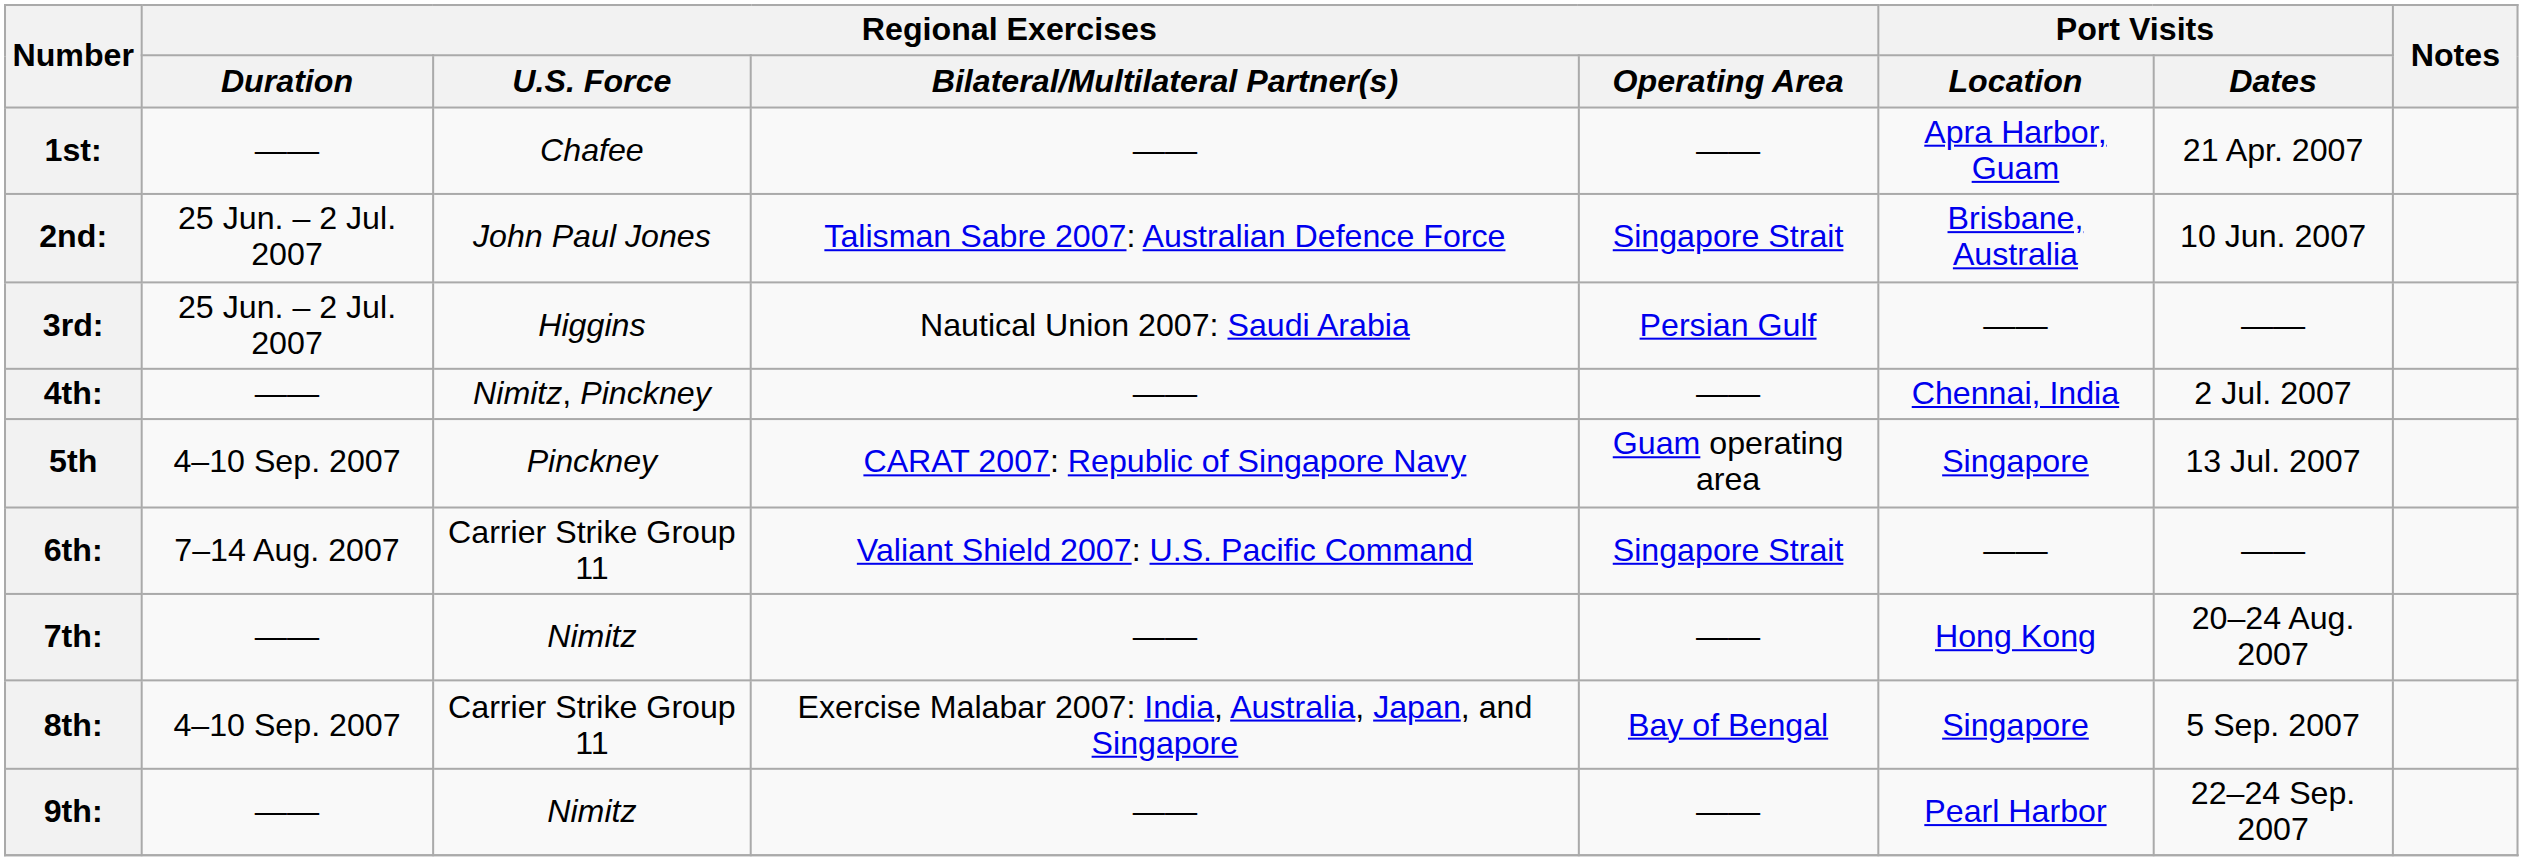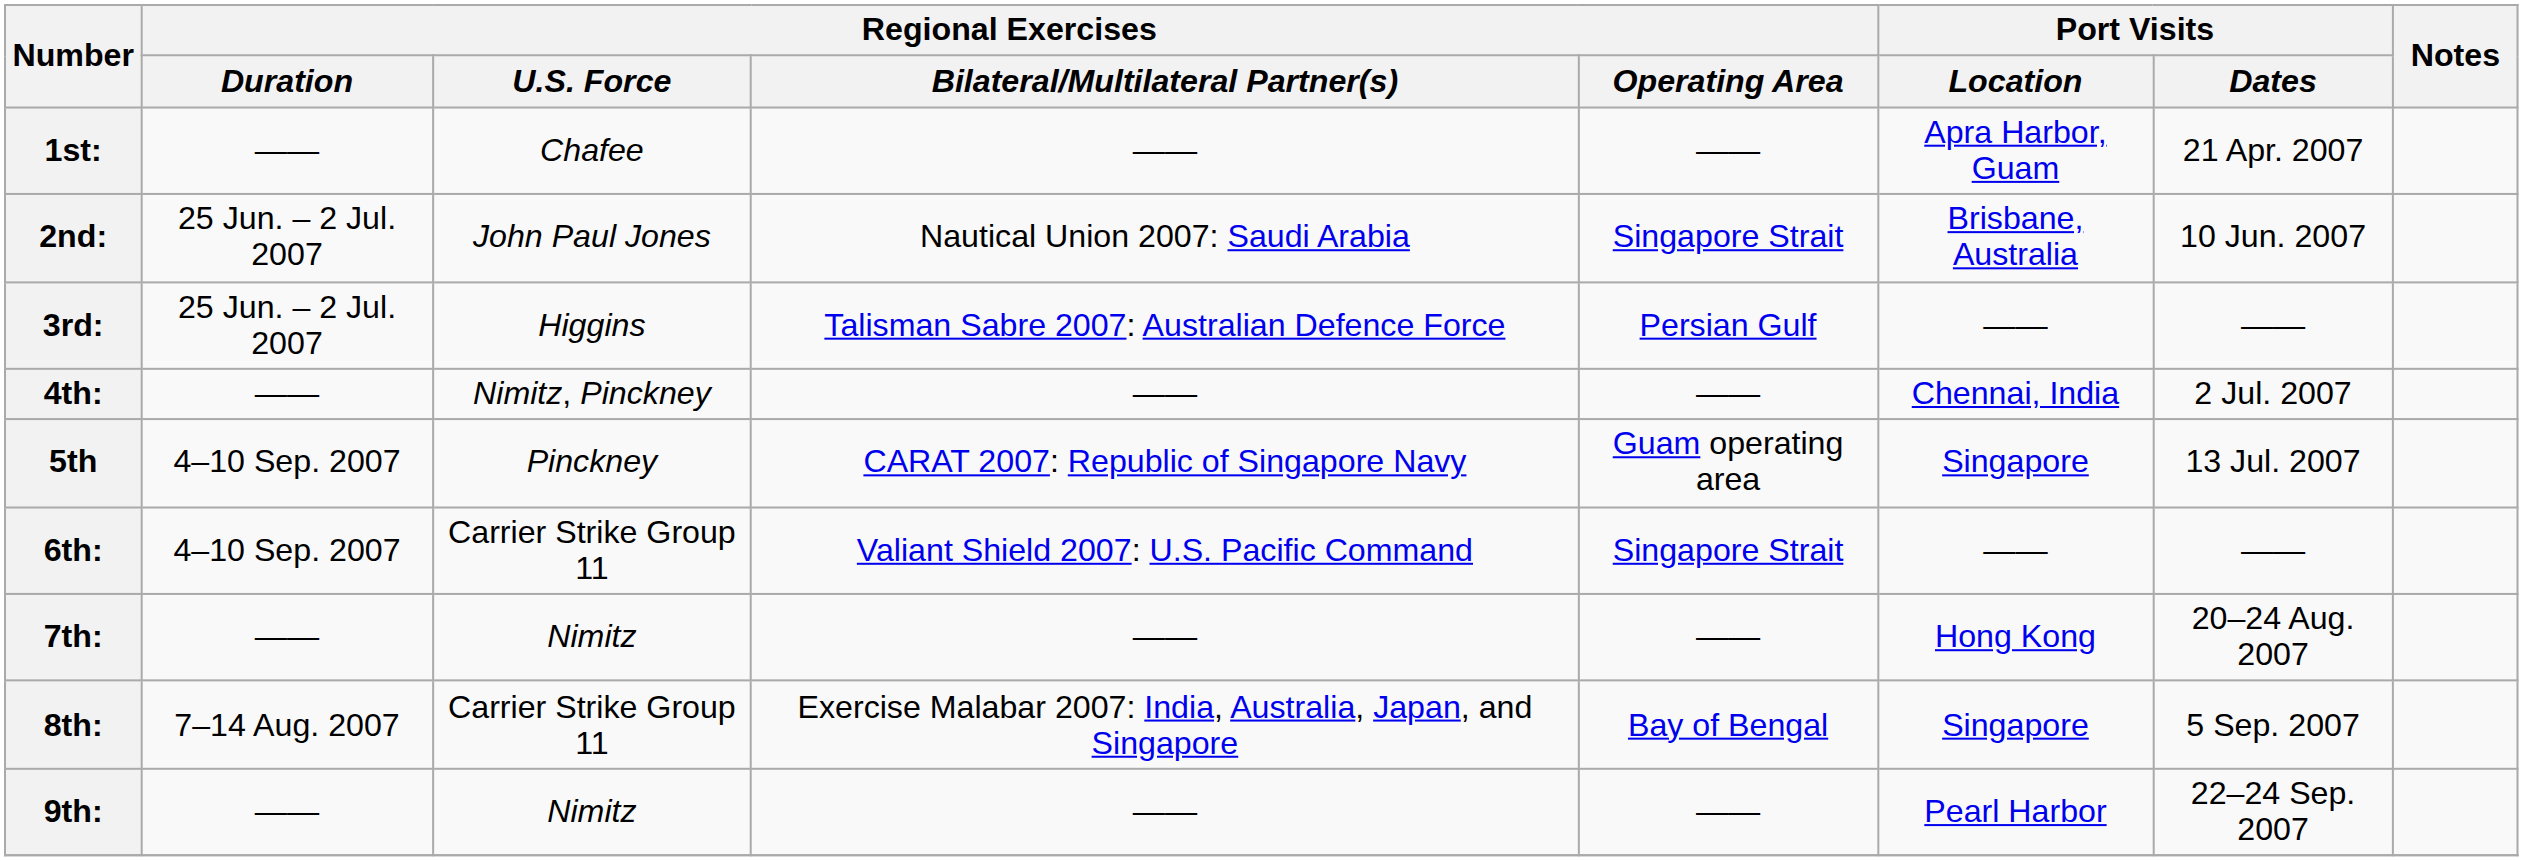(1165, 237) Talisman Sabre 2007: Australian Defence Force -> (1165, 237) Nautical Union 2007: Saudi Arabia
(1165, 324) Nautical Union 2007: Saudi Arabia -> (1165, 324) Talisman Sabre 2007: Australian Defence Force
(287, 549) 7–14 Aug. 2007 -> (287, 549) 4–10 Sep. 2007
(287, 724) 4–10 Sep. 2007 -> (287, 724) 7–14 Aug. 2007
